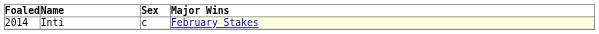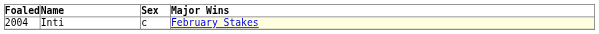(17, 23) 2014 -> (17, 23) 2004
